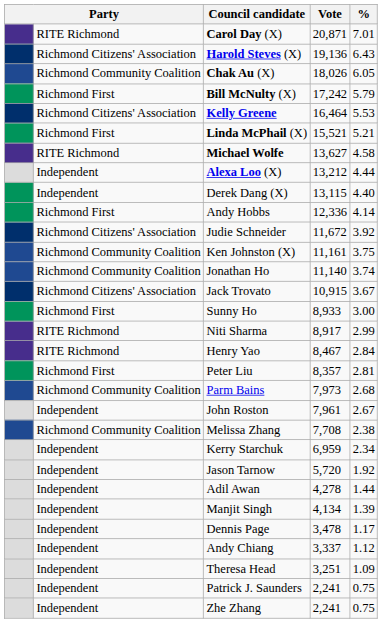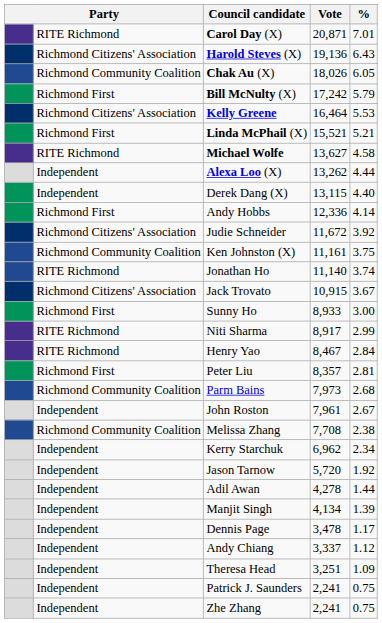(330, 172) 13,212 -> (330, 172) 13,262
(119, 271) Richmond Community Coalition -> (78, 271) RITE Richmond
(327, 449) 6,959 -> (327, 449) 6,962
